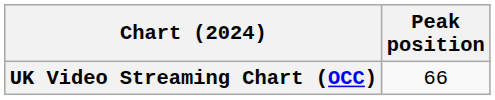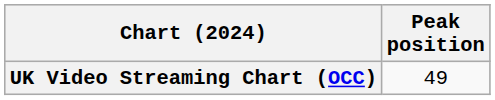(436, 78) 66 -> (436, 78) 49
